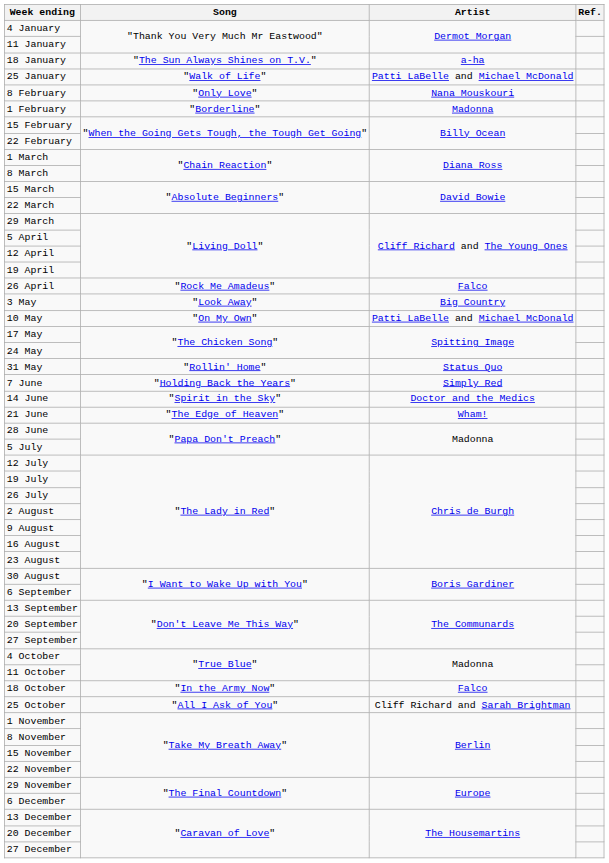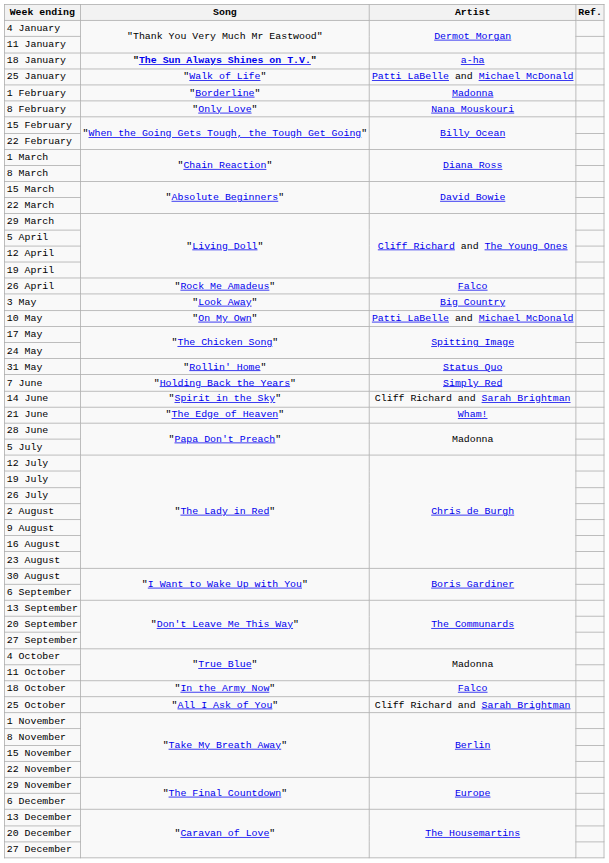(225, 61) normal -> (225, 61) bold
rows swapped: (36, 109) <-> (36, 93)
(473, 399) Doctor and the Medics -> (473, 399) Cliff Richard and Sarah Brightman
